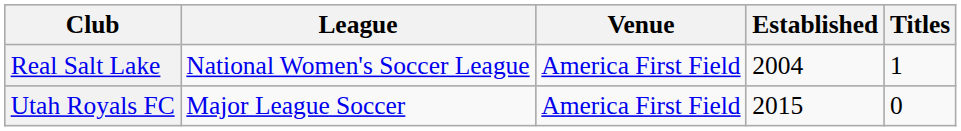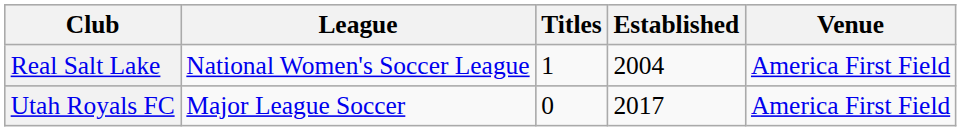columns swapped: (641, 24) <-> (920, 24)
(778, 105) 2015 -> (639, 105) 2017
